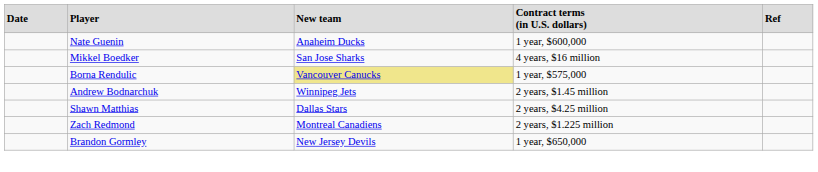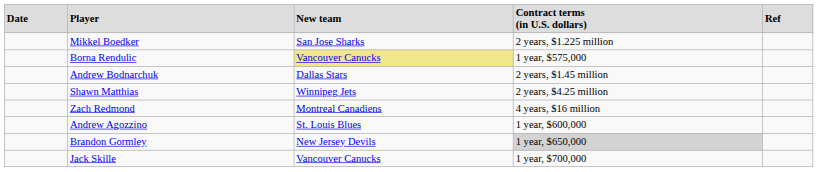- row: (97, 41)
(558, 58) 4 years, $16 million -> (565, 41) 2 years, $1.225 million
(326, 91) Winnipeg Jets -> (322, 74) Dallas Stars
(322, 108) Dallas Stars -> (326, 91) Winnipeg Jets
(565, 125) 2 years, $1.225 million -> (558, 108) 4 years, $16 million
+ row: (108, 125)
(551, 141) no background -> (551, 141) lightgrey background
+ row: (93, 158)
